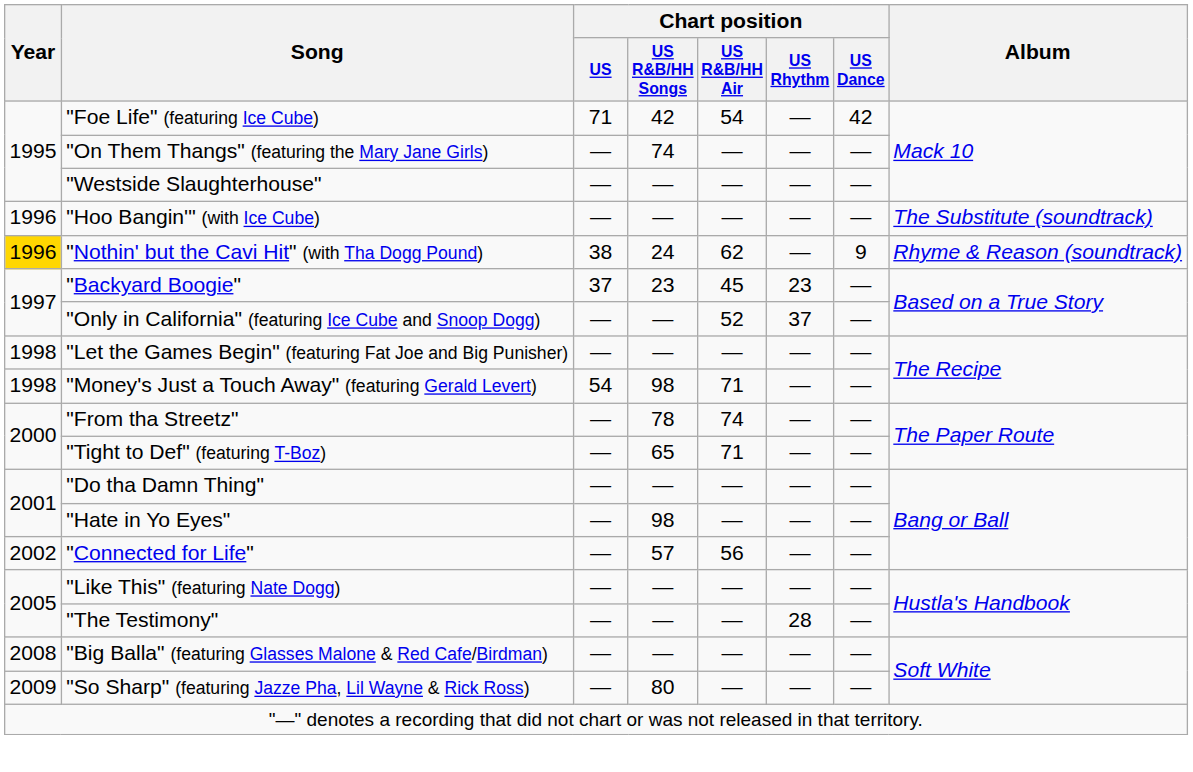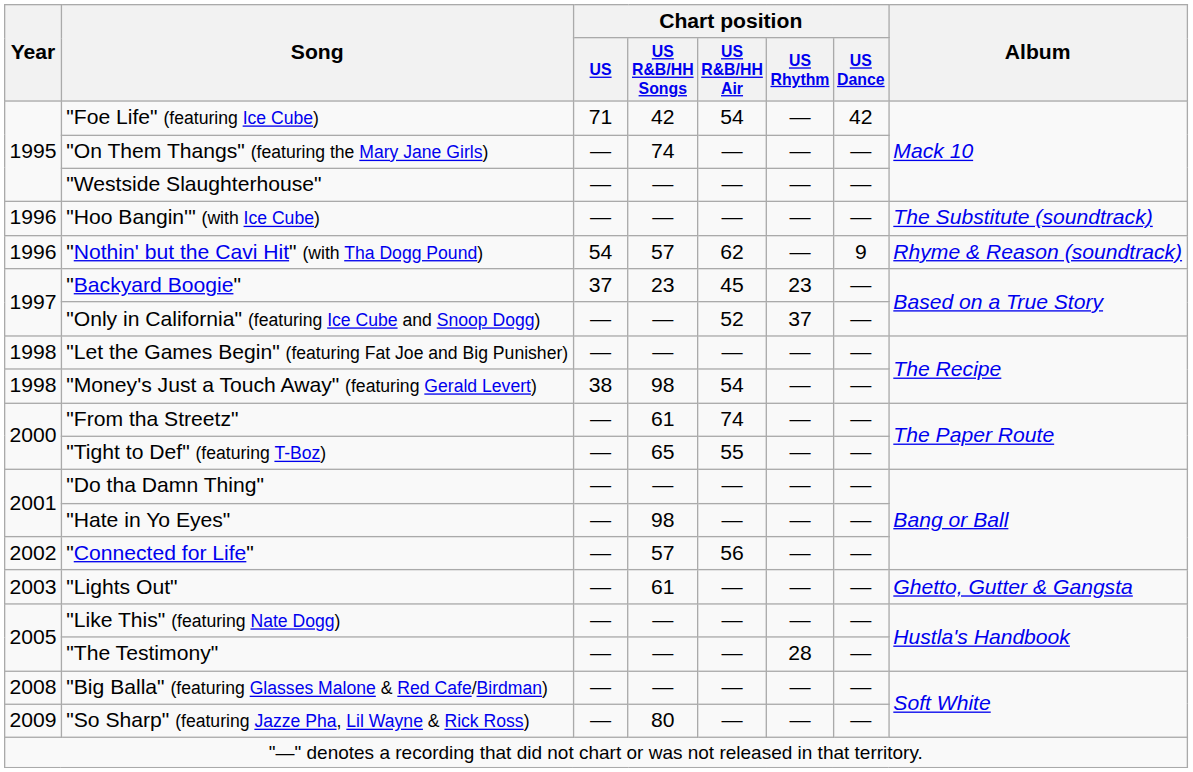(33, 251) gold background -> (33, 251) no background
(601, 251) 38 -> (601, 251) 54
(663, 251) 24 -> (663, 251) 57
(601, 385) 54 -> (601, 385) 38
(732, 385) 71 -> (732, 385) 54
(663, 419) 78 -> (663, 419) 61
(732, 452) 71 -> (732, 452) 55
+ row: (122, 586)
